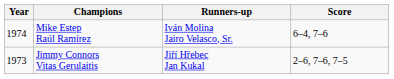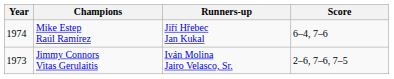(199, 33) Iván Molina Jairo Velasco, Sr. -> (186, 33) Jiří Hřebec Jan Kukal
(186, 60) Jiří Hřebec Jan Kukal -> (199, 60) Iván Molina Jairo Velasco, Sr.
